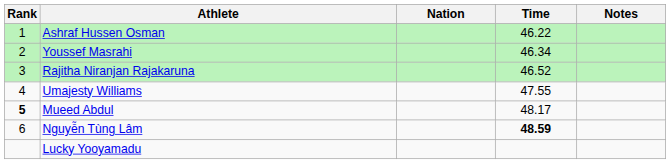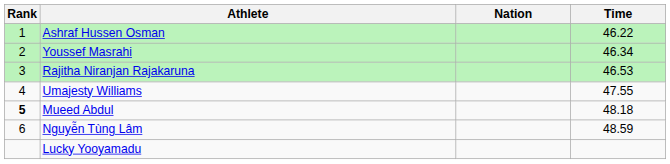- column: (621, 14)
(536, 71) 46.52 -> (618, 71) 46.53
(536, 110) 48.17 -> (618, 110) 48.18
(536, 129) bold -> (618, 129) normal
